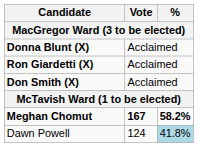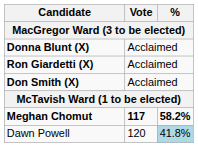(137, 116) 167 -> (136, 116) 117
(137, 133) 124 -> (137, 133) 120
